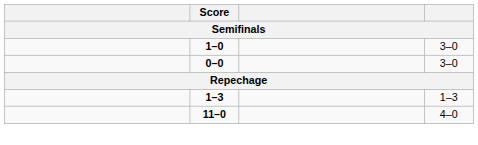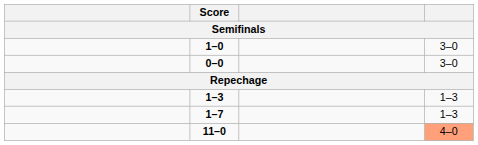+ row: (214, 115)
(449, 115) no background -> (449, 132) lightsalmon background
